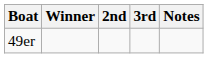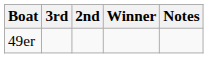columns swapped: (70, 16) <-> (145, 16)
